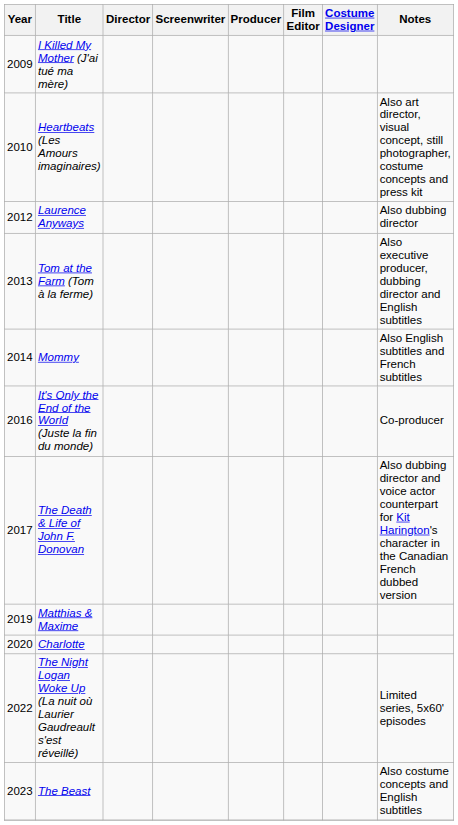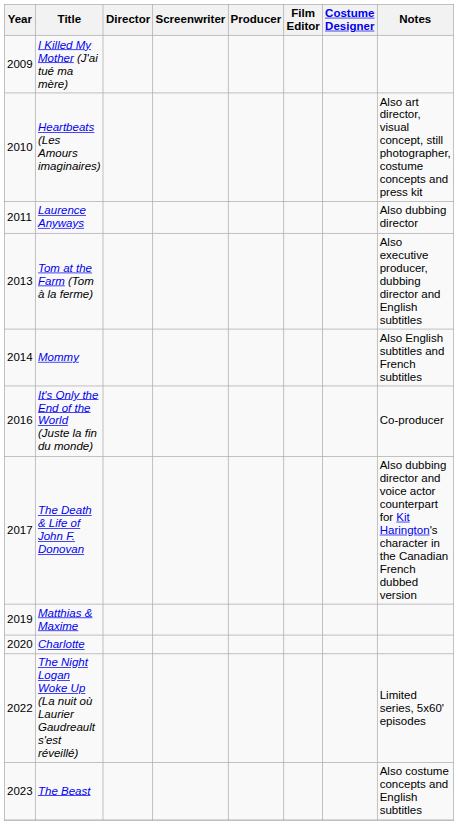(20, 217) 2012 -> (19, 217) 2011
